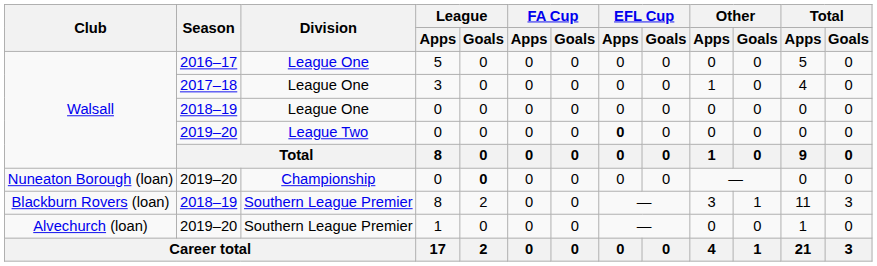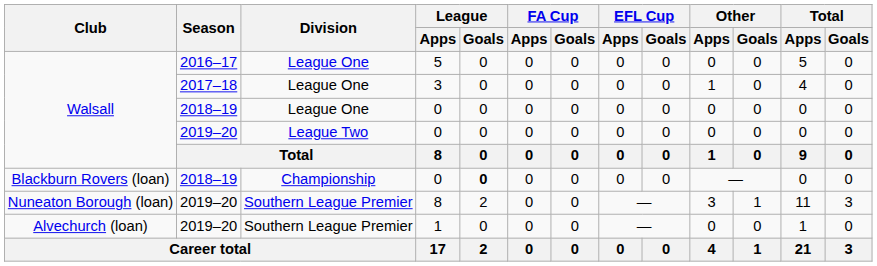(620, 132) bold -> (620, 132) normal
(91, 179) Nuneaton Borough (loan) -> (91, 179) Blackburn Rovers (loan)
(209, 179) 2019–20 -> (209, 179) 2018–19
(91, 202) Blackburn Rovers (loan) -> (91, 202) Nuneaton Borough (loan)
(209, 202) 2018–19 -> (209, 202) 2019–20
